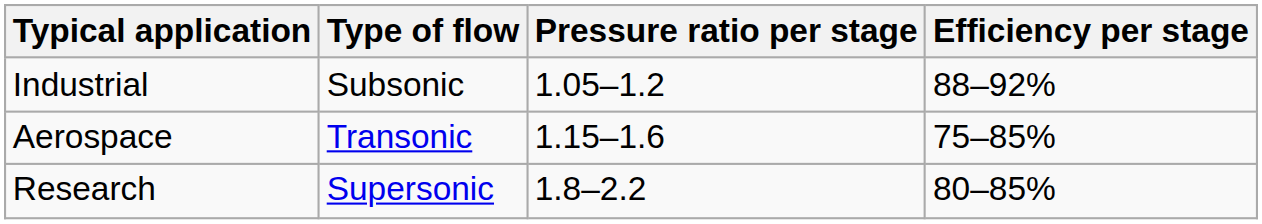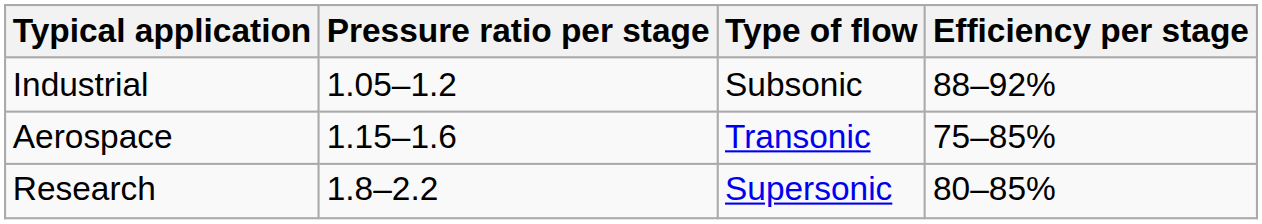columns swapped: (423, 31) <-> (726, 31)
